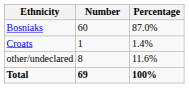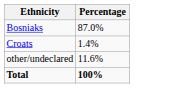- column: (103, 12)
